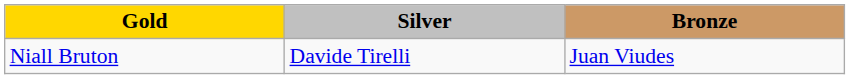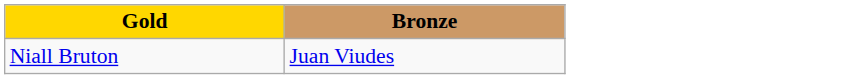- column: (425, 21)
